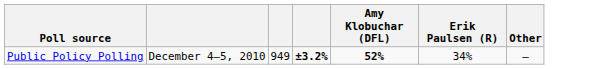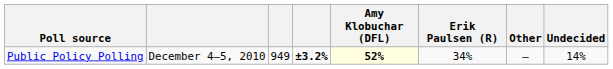+ column: (576, 38)
(374, 56) no background -> (374, 56) lightyellow background
